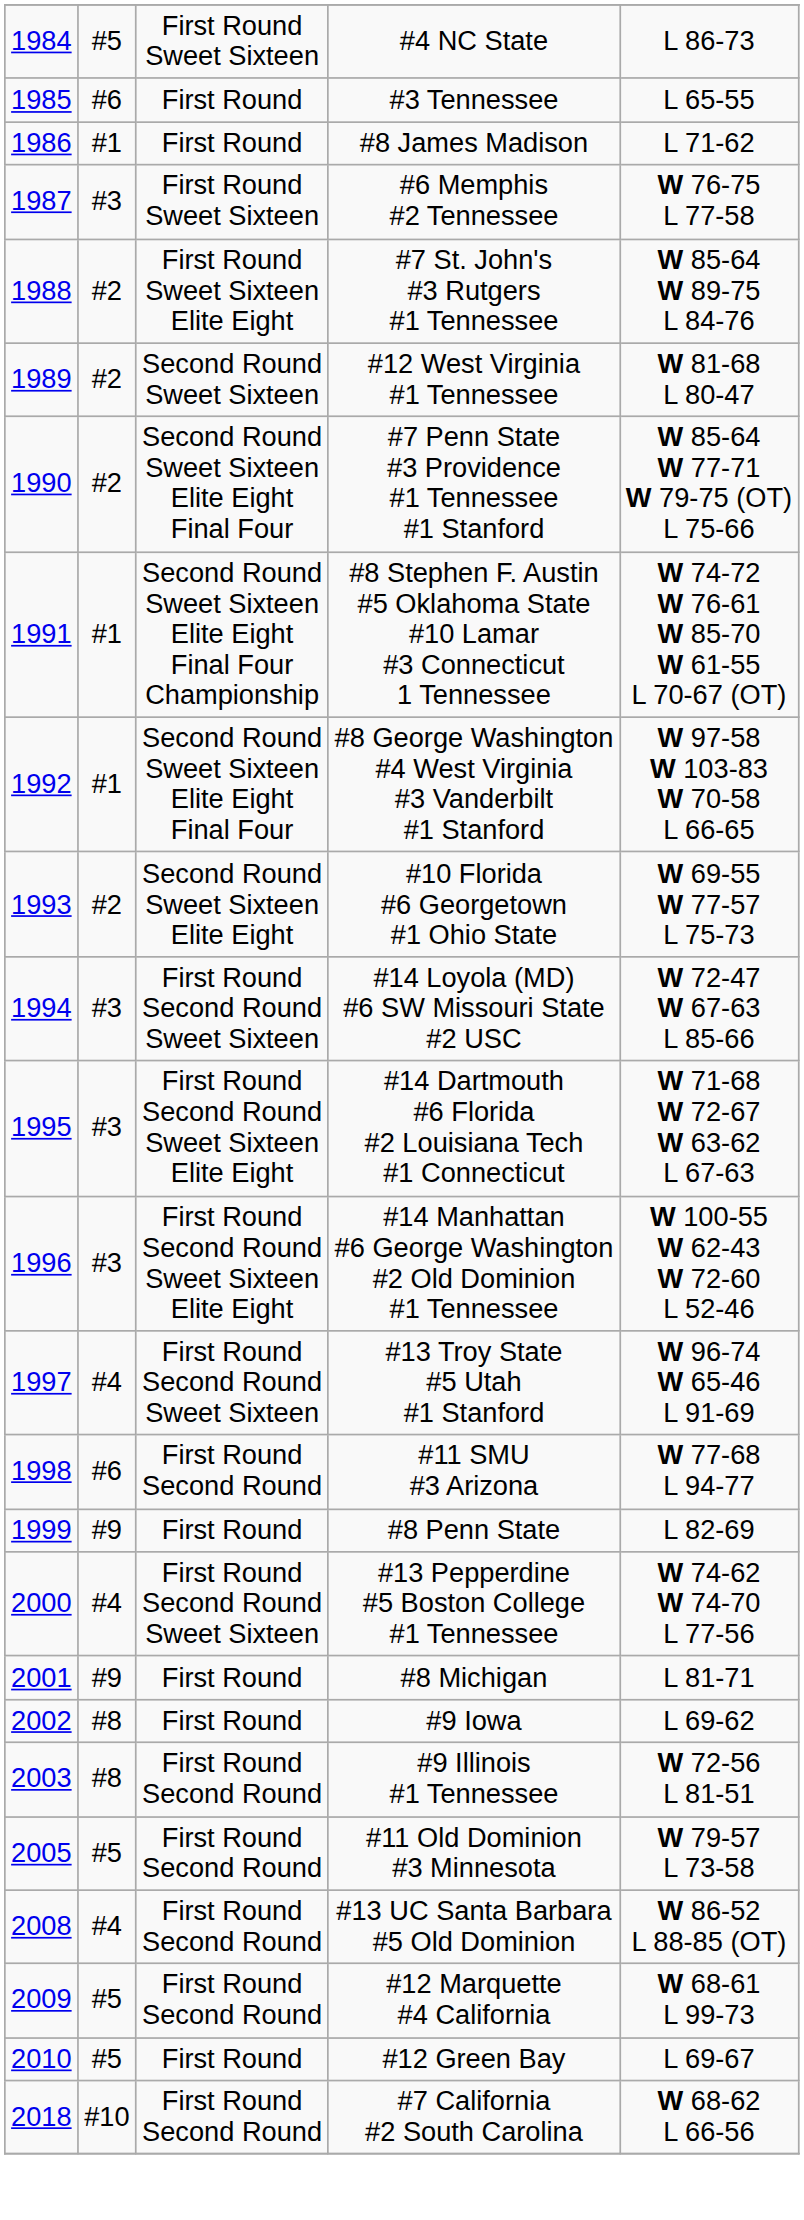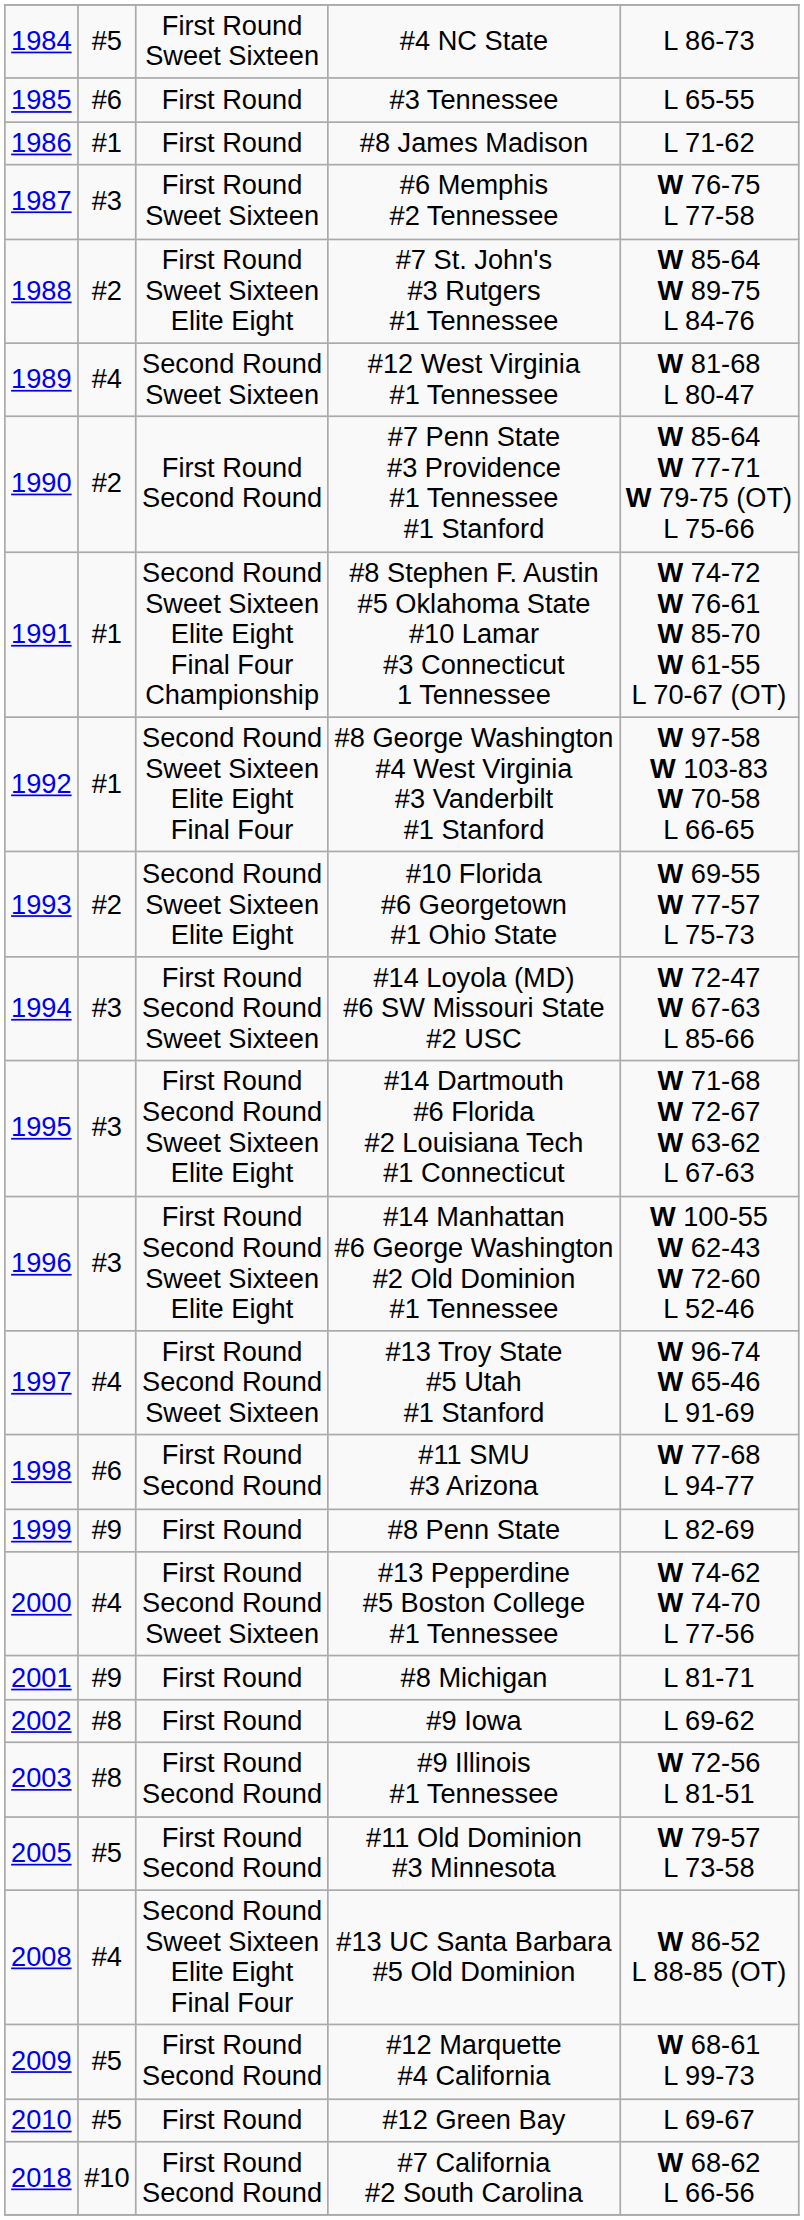(107, 379) #2 -> (107, 379) #4
(232, 483) Second Round Sweet Sixteen Elite Eight Final Four -> (232, 483) First Round Second Round
(232, 1926) First Round Second Round -> (232, 1957) Second Round Sweet Sixteen Elite Eight Final Four
